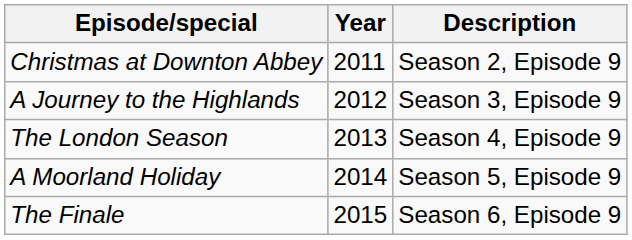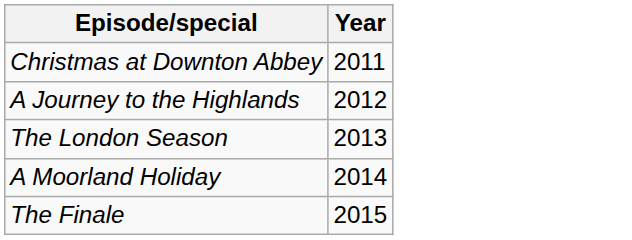- column: (510, 23)
